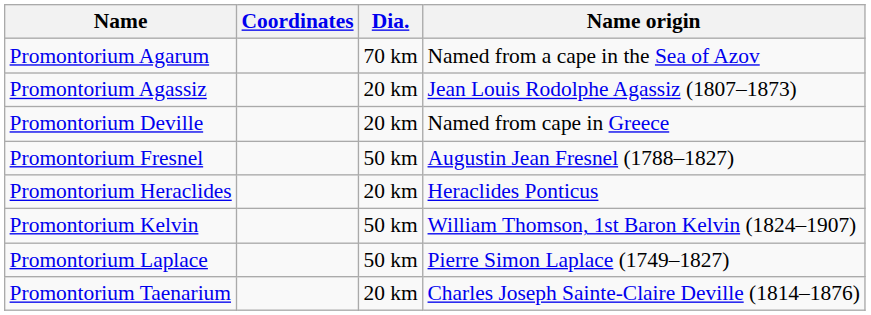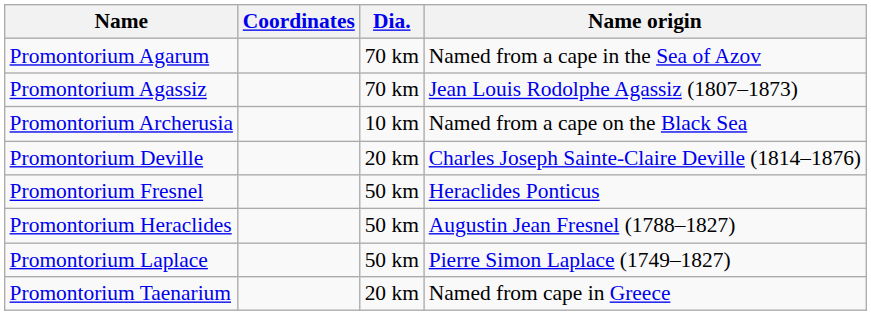(391, 89) 20 km -> (392, 89) 70 km
+ row: (121, 123)
(548, 123) Named from cape in Greece -> (645, 157) Charles Joseph Sainte-Claire Deville (1814–1876)
(581, 157) Augustin Jean Fresnel (1788–1827) -> (514, 191) Heraclides Ponticus
(391, 191) 20 km -> (392, 225) 50 km
(513, 191) Heraclides Ponticus -> (582, 225) Augustin Jean Fresnel (1788–1827)
- row: (104, 225)
(644, 293) Charles Joseph Sainte-Claire Deville (1814–1876) -> (550, 293) Named from cape in Greece
